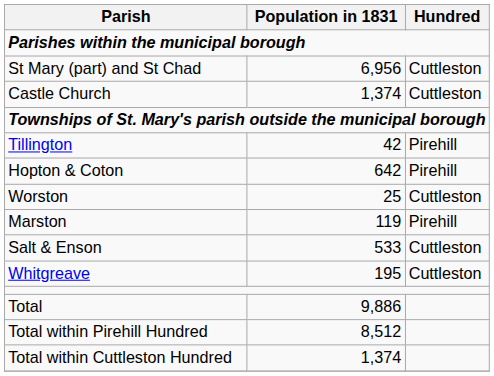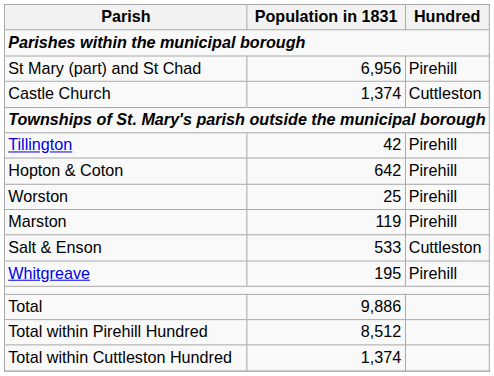(445, 68) Cuttleston -> (433, 68) Pirehill
(445, 196) Cuttleston -> (433, 196) Pirehill
(445, 273) Cuttleston -> (433, 273) Pirehill
